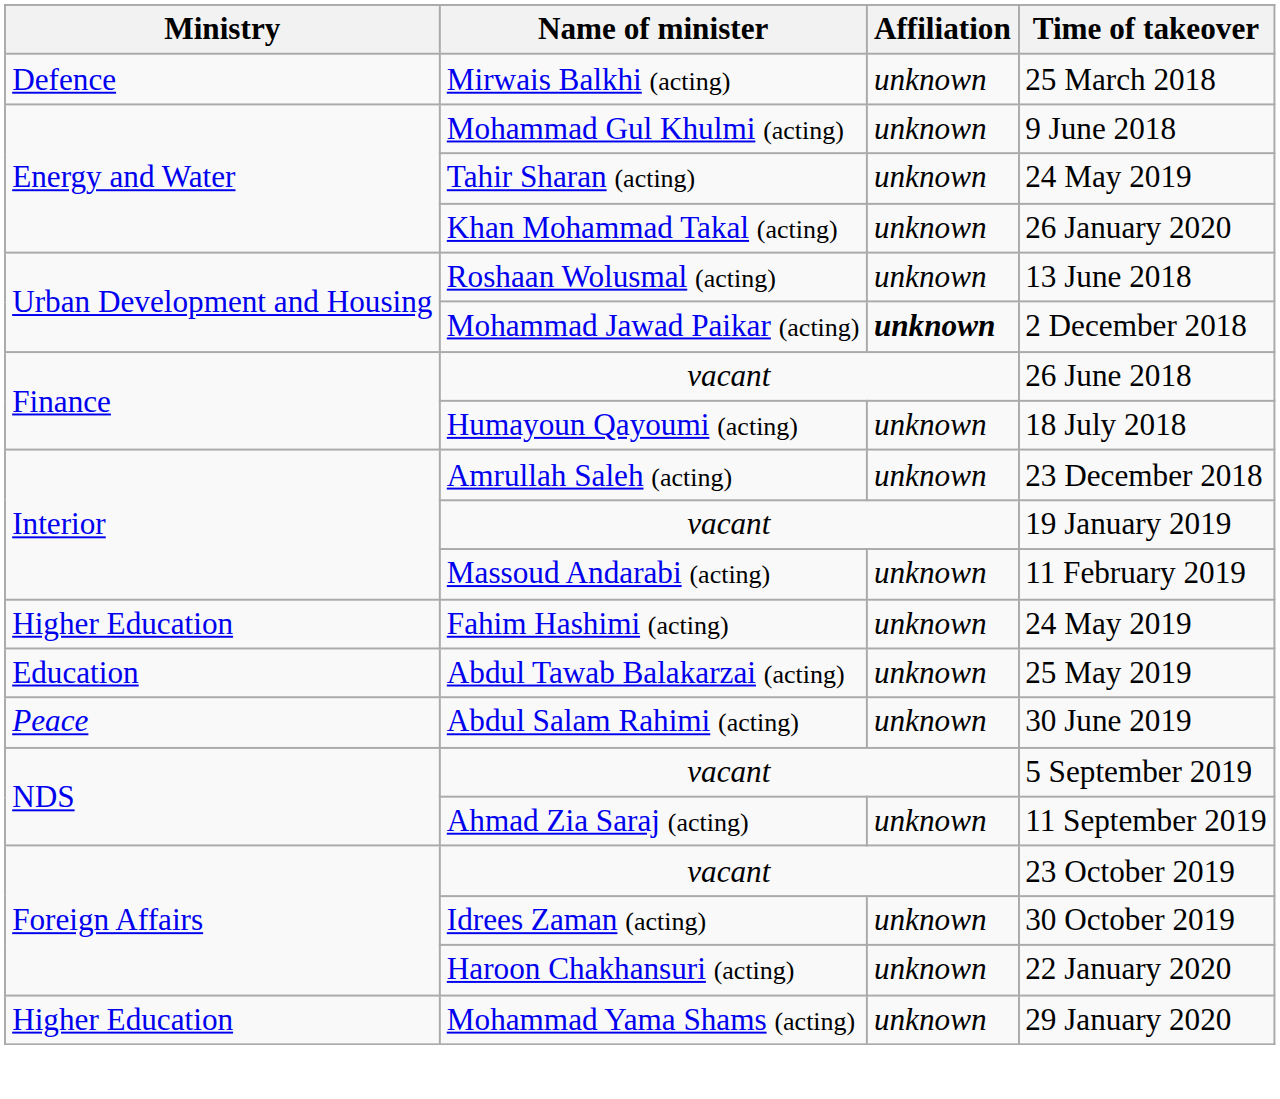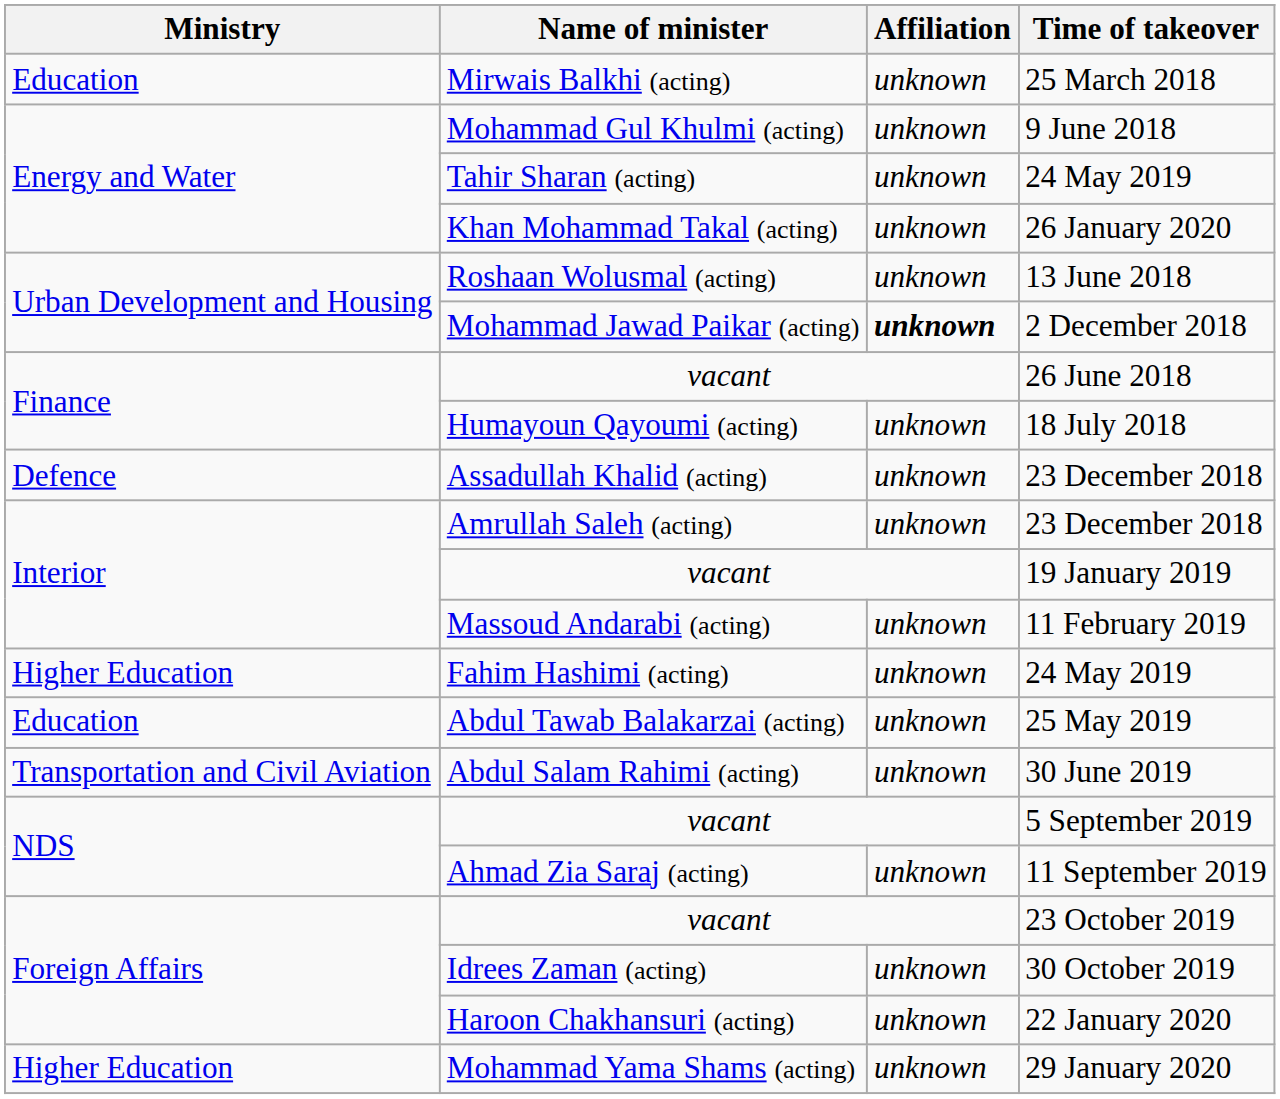(64, 78) Defence -> (75, 78) Education
+ row: (607, 474)
(50, 721) Peace -> (221, 771) Transportation and Civil Aviation
